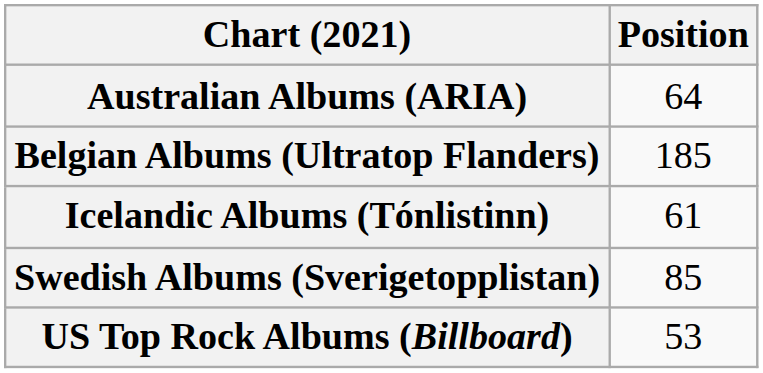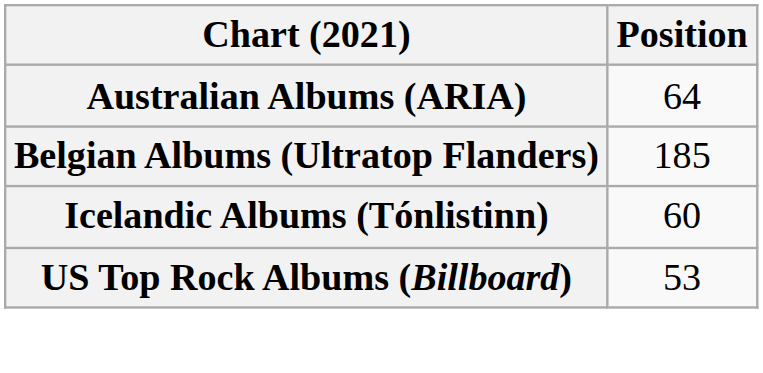(683, 215) 61 -> (682, 215) 60
- row: (307, 276)
